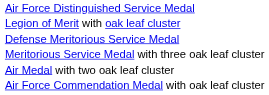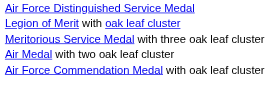- row: (92, 39)
